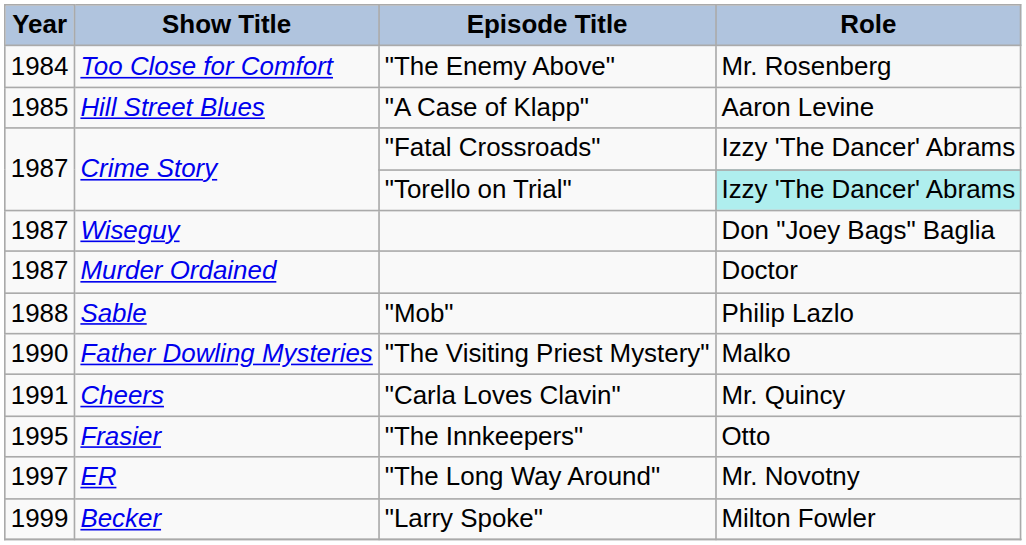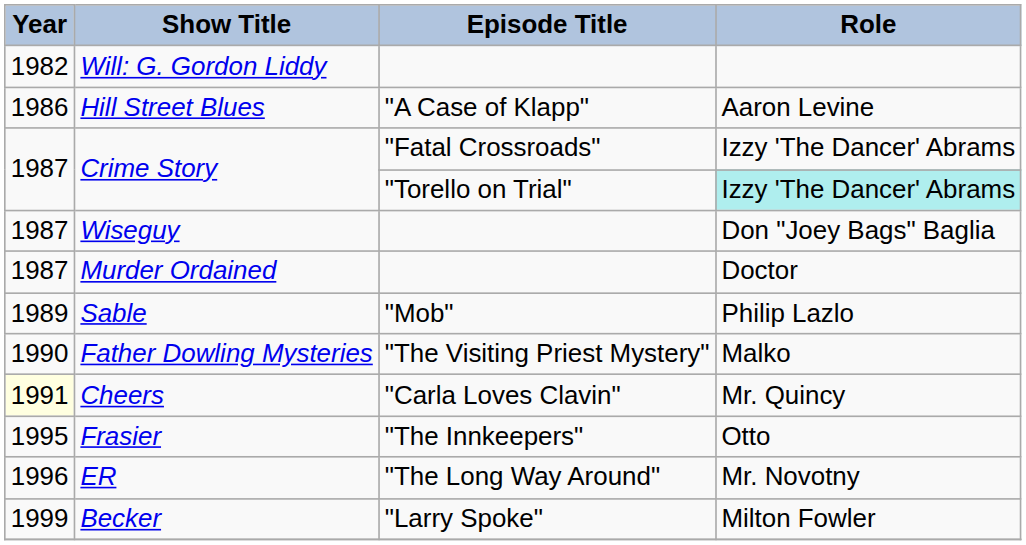+ row: (203, 66)
- row: (207, 66)
(40, 107) 1985 -> (40, 107) 1986
(40, 312) 1988 -> (40, 312) 1989
(40, 395) no background -> (40, 395) lightyellow background
(40, 477) 1997 -> (40, 477) 1996
